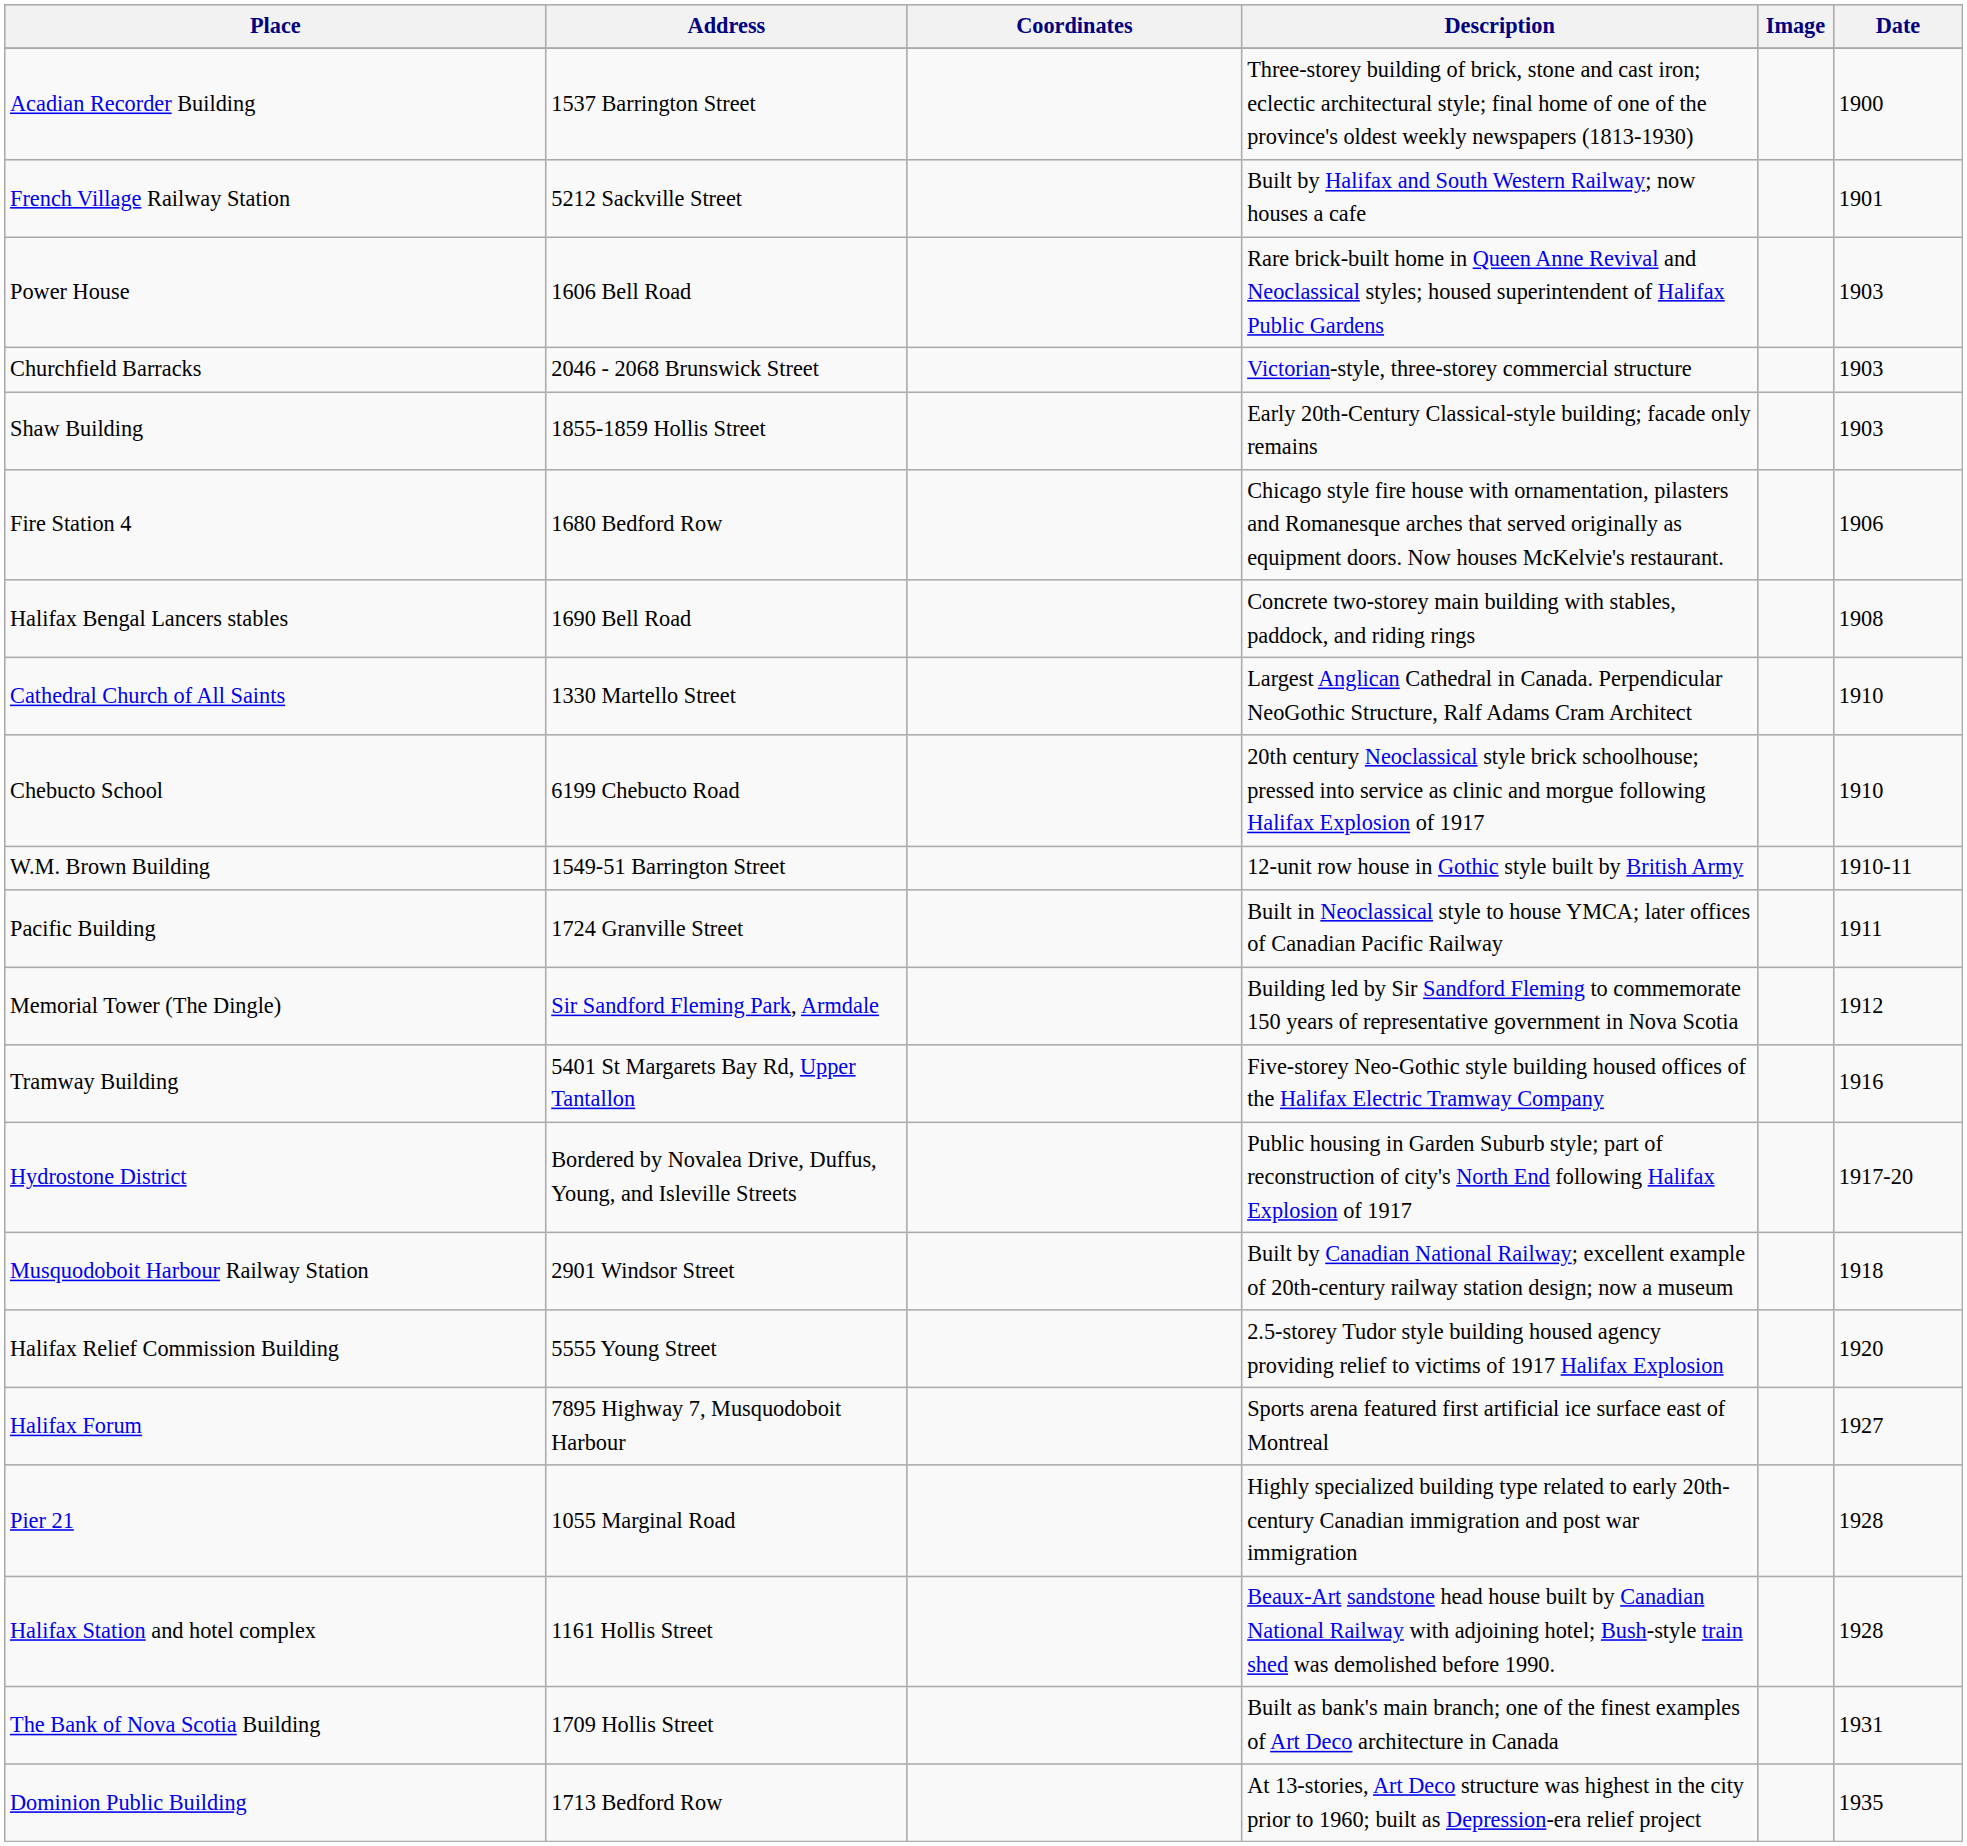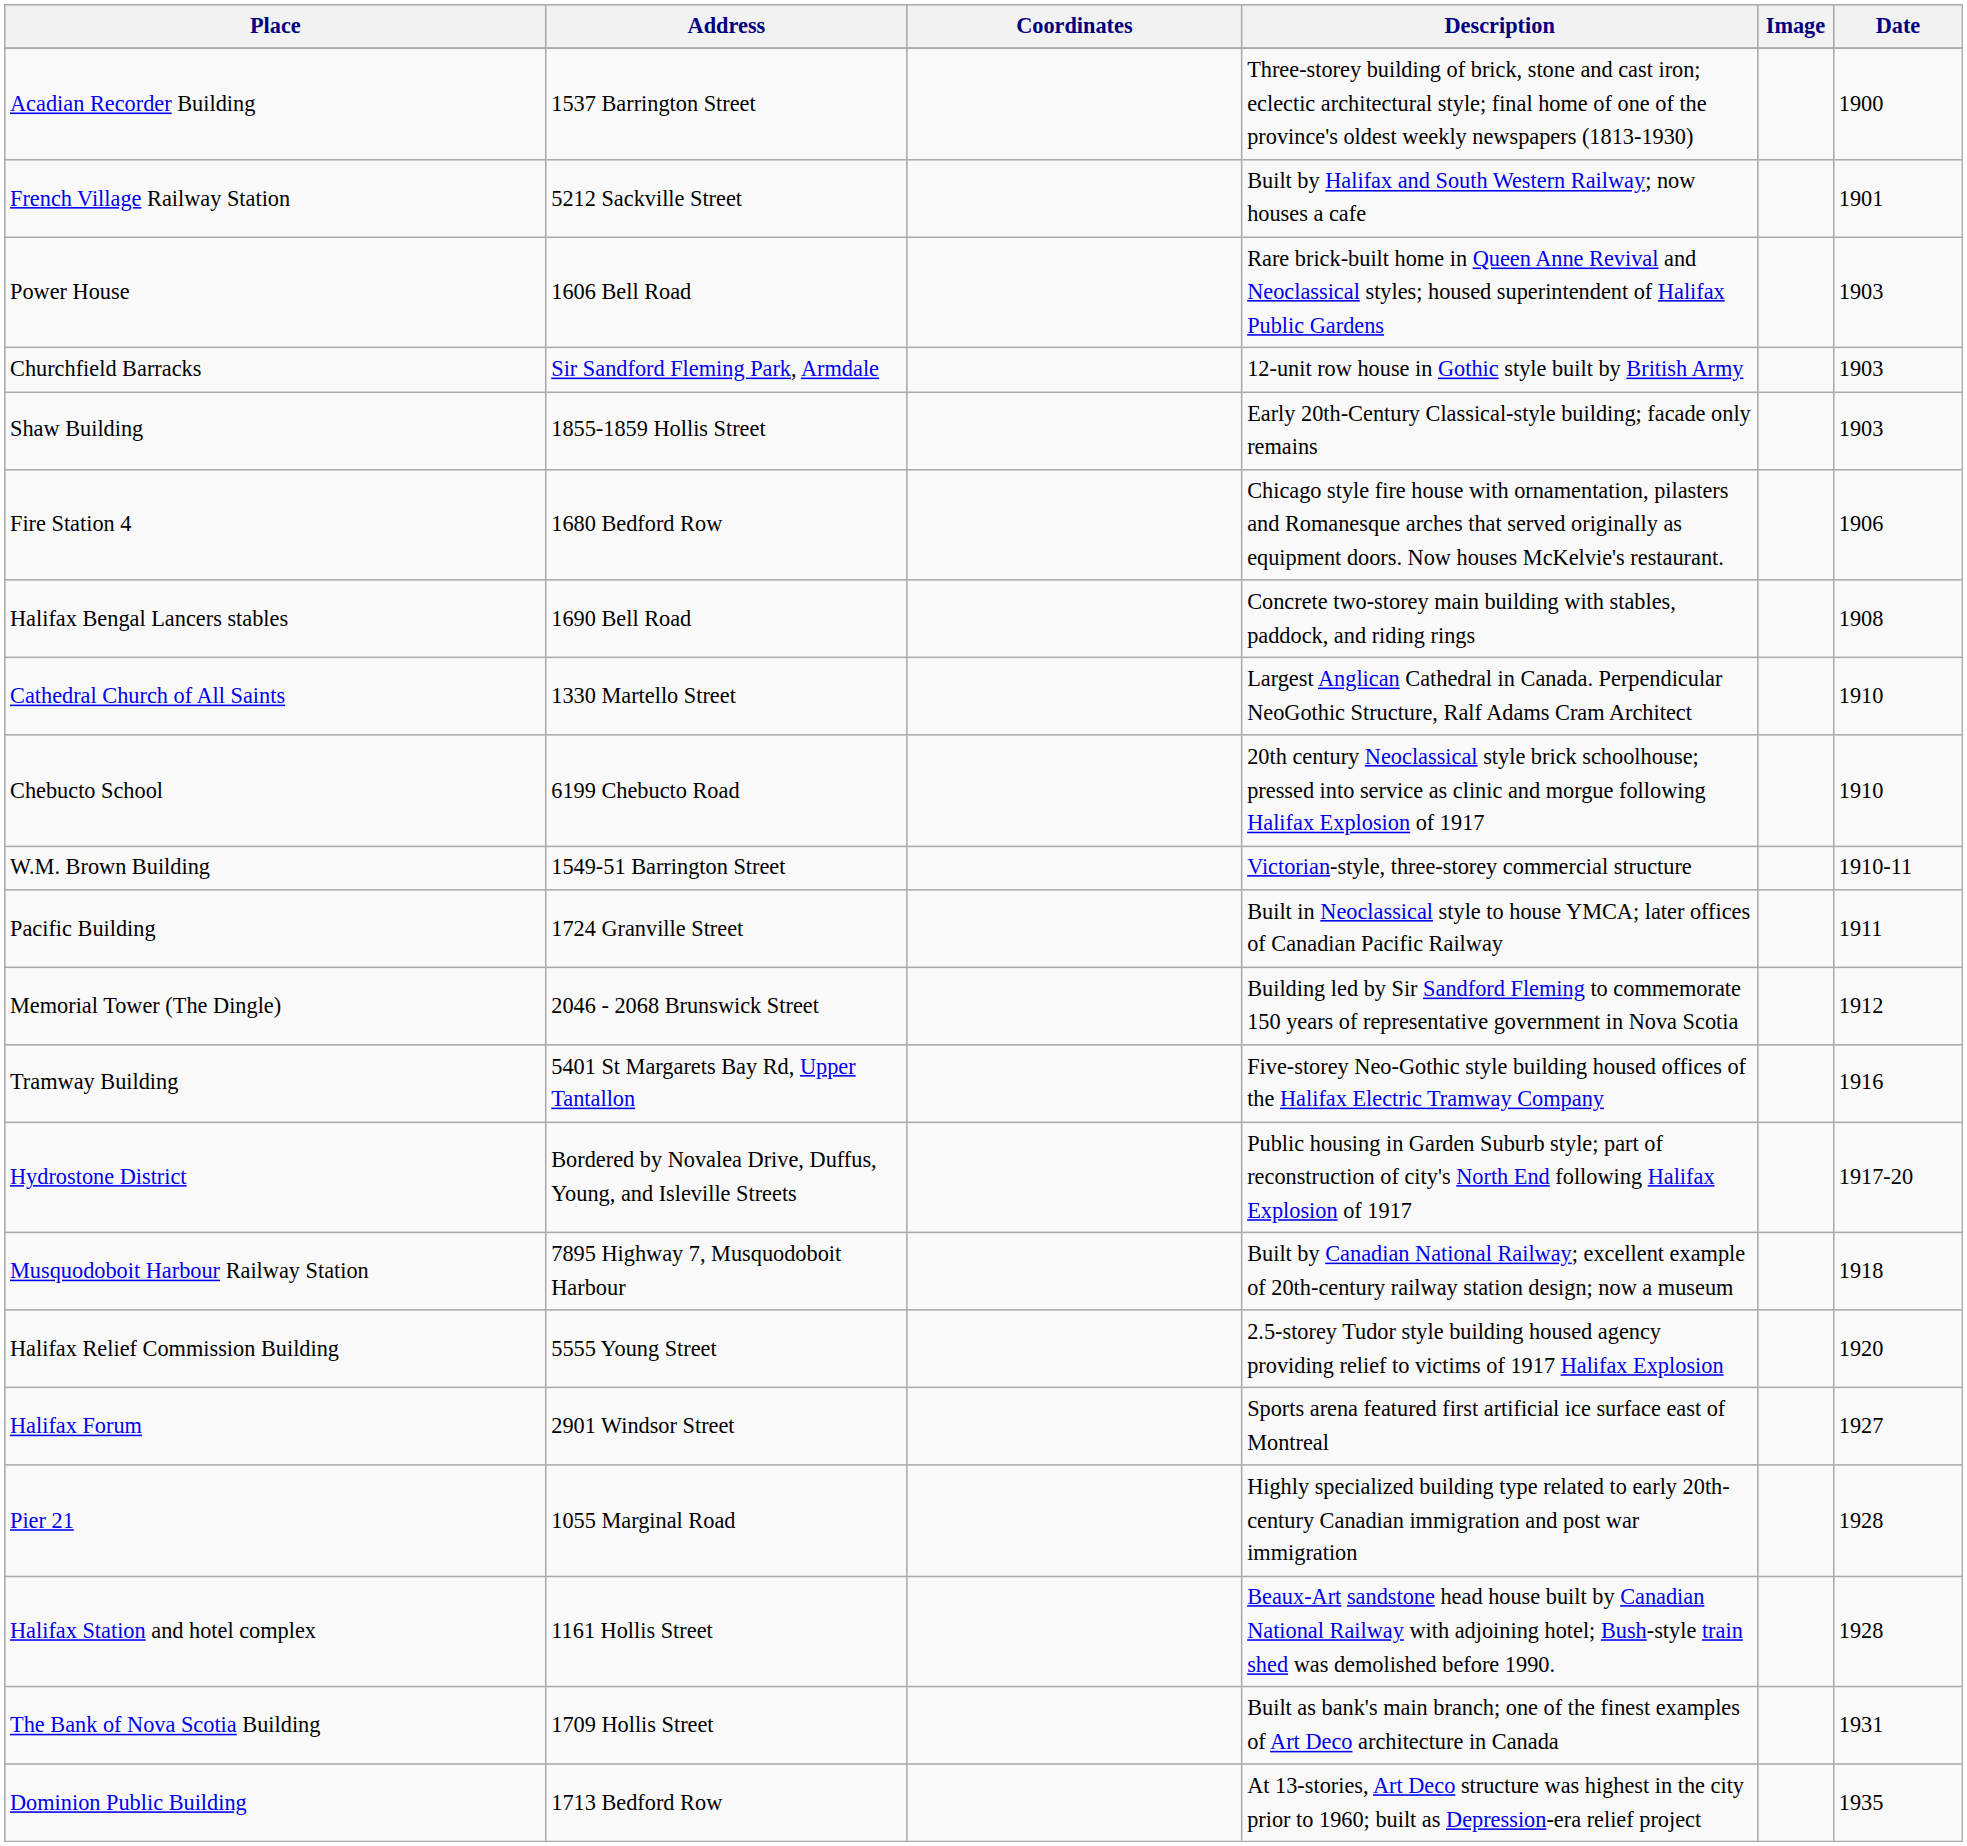(685, 369) 2046 - 2068 Brunswick Street -> (715, 369) Sir Sandford Fleming Park, Armdale
(1469, 369) Victorian-style, three-storey commercial structure -> (1495, 369) 12-unit row house in Gothic style built by British Army
(1495, 867) 12-unit row house in Gothic style built by British Army -> (1469, 867) Victorian-style, three-storey commercial structure
(715, 1005) Sir Sandford Fleming Park, Armdale -> (685, 1005) 2046 - 2068 Brunswick Street
(643, 1271) 2901 Windsor Street -> (696, 1271) 7895 Highway 7, Musquodoboit Harbour
(696, 1425) 7895 Highway 7, Musquodoboit Harbour -> (643, 1425) 2901 Windsor Street
